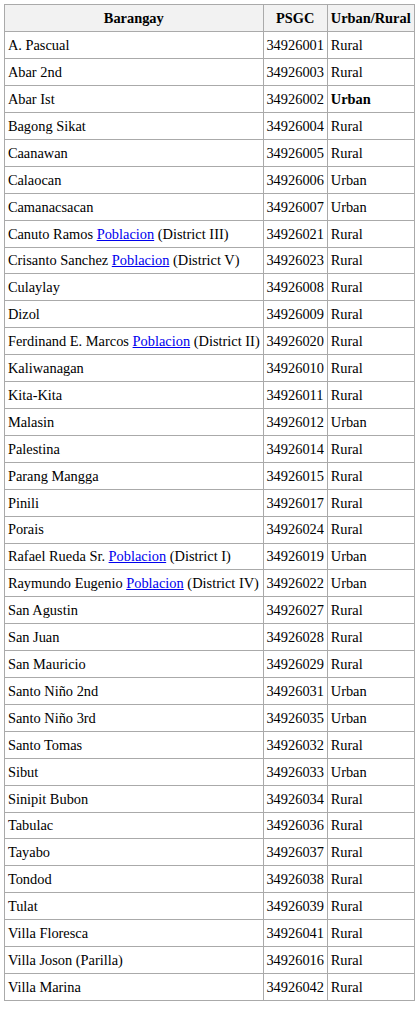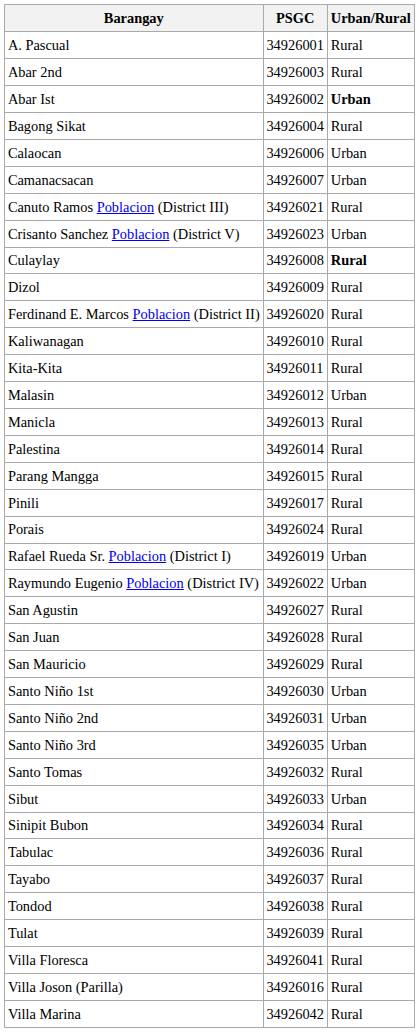- row: (38, 153)
(347, 260) Rural -> (349, 234) Urban
(347, 287) normal -> (349, 260) bold
+ row: (31, 422)
+ row: (51, 691)
